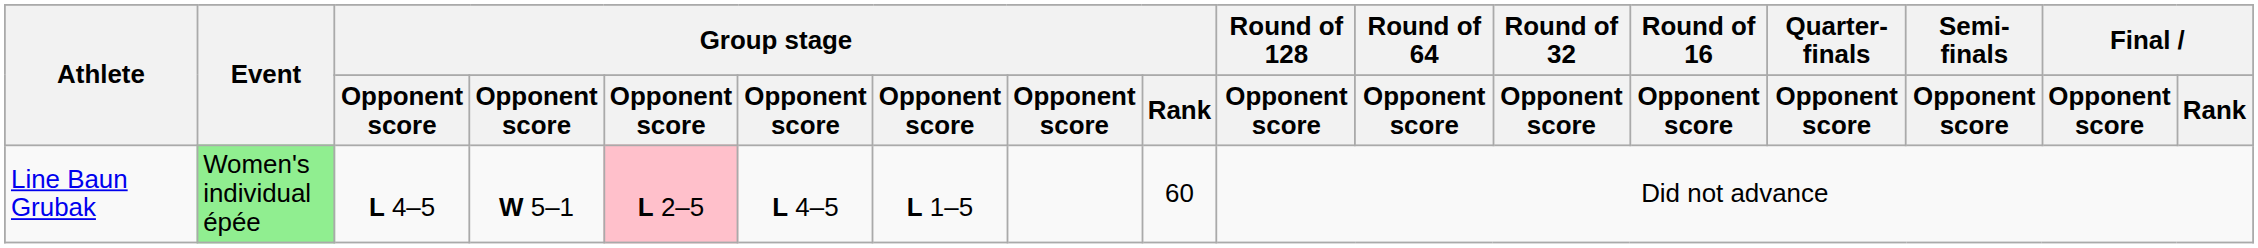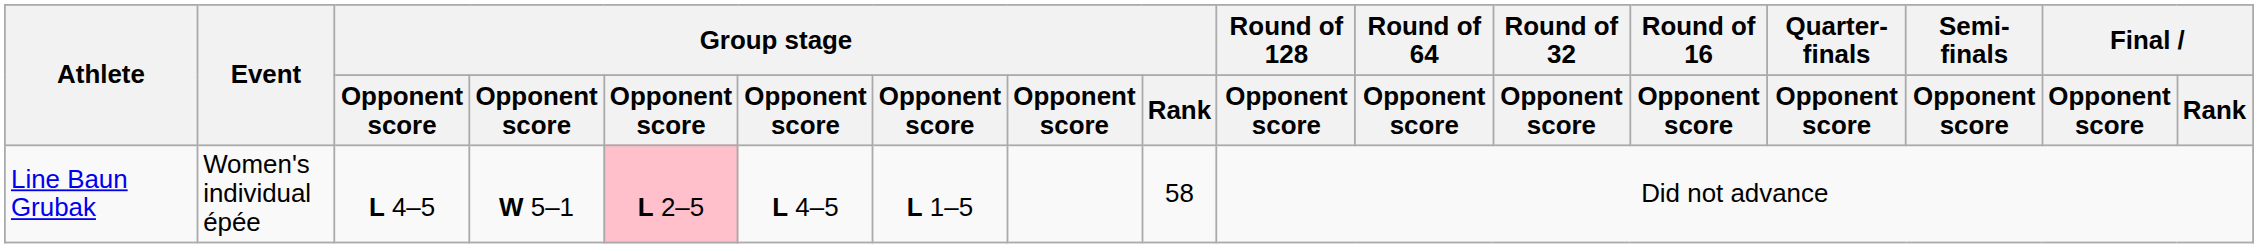(257, 194) lightgreen background -> (257, 194) no background
(1179, 194) 60 -> (1179, 194) 58
